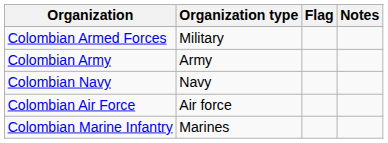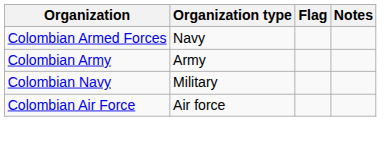(202, 37) Military -> (189, 37) Navy
(195, 82) Navy -> (195, 82) Military
- row: (90, 127)
